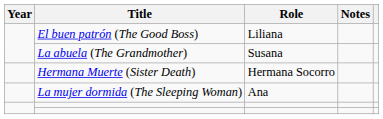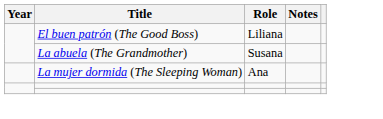- row: (116, 72)
